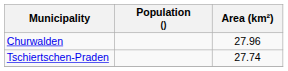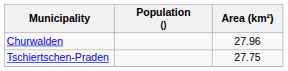(247, 58) 27.74 -> (247, 58) 27.75
